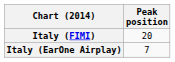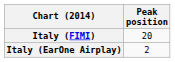(147, 50) 7 -> (147, 50) 2
